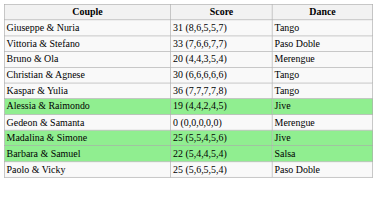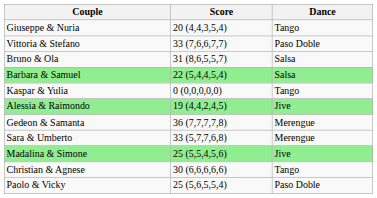(200, 28) 31 (8,6,5,5,7) -> (200, 28) 20 (4,4,3,5,4)
(200, 59) 20 (4,4,3,5,4) -> (200, 59) 31 (8,6,5,5,7)
(295, 59) Merengue -> (285, 59) Salsa
rows swapped: (44, 153) <-> (46, 75)
(200, 91) 36 (7,7,7,7,8) -> (197, 91) 0 (0,0,0,0,0)
(197, 122) 0 (0,0,0,0,0) -> (200, 122) 36 (7,7,7,7,8)
+ row: (39, 138)
